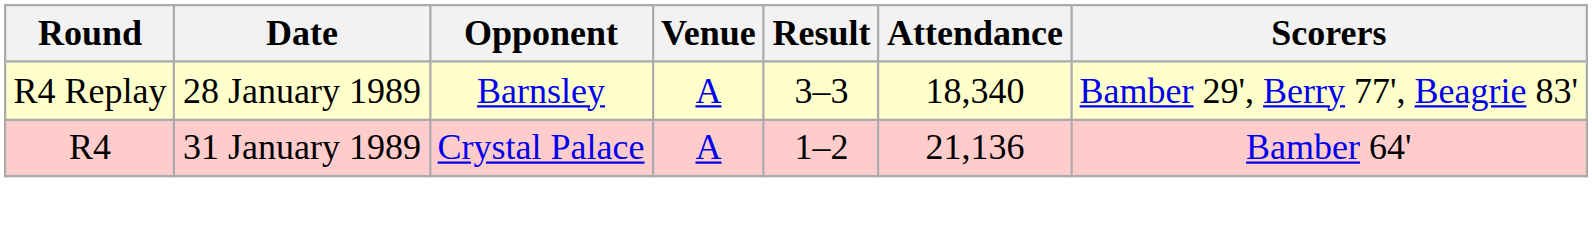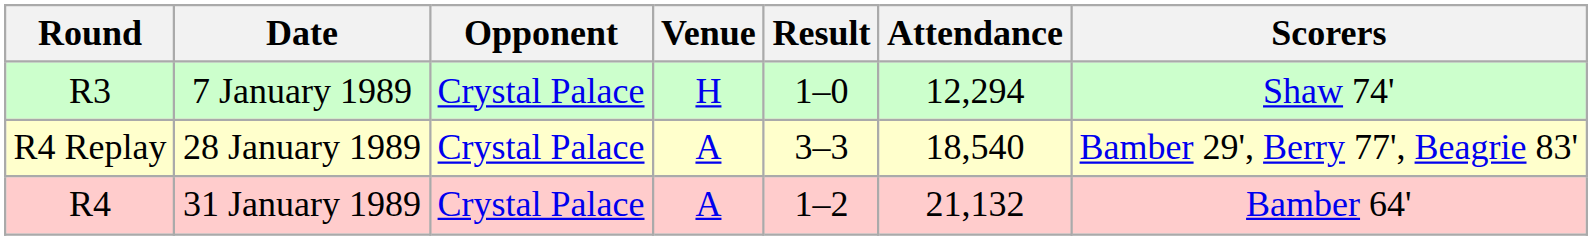+ row: (302, 90)
(541, 90) Barnsley -> (541, 147) Crystal Palace
(975, 90) 18,340 -> (975, 147) 18,540
(975, 147) 21,136 -> (975, 204) 21,132
